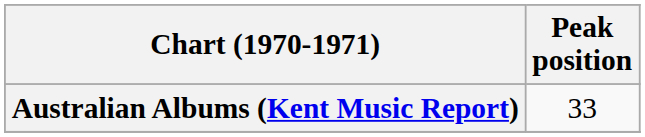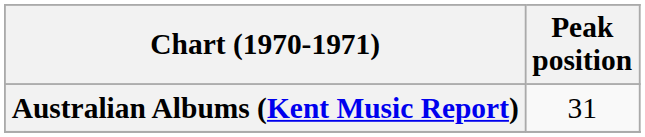(582, 107) 33 -> (582, 107) 31
